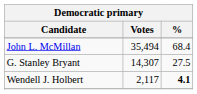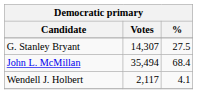rows swapped: (44, 46) <-> (43, 63)
(184, 80) bold -> (184, 80) normal
